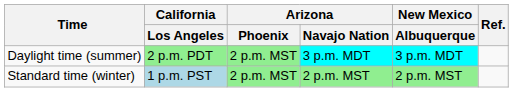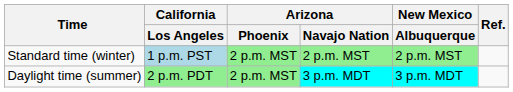rows swapped: (71, 76) <-> (74, 55)
